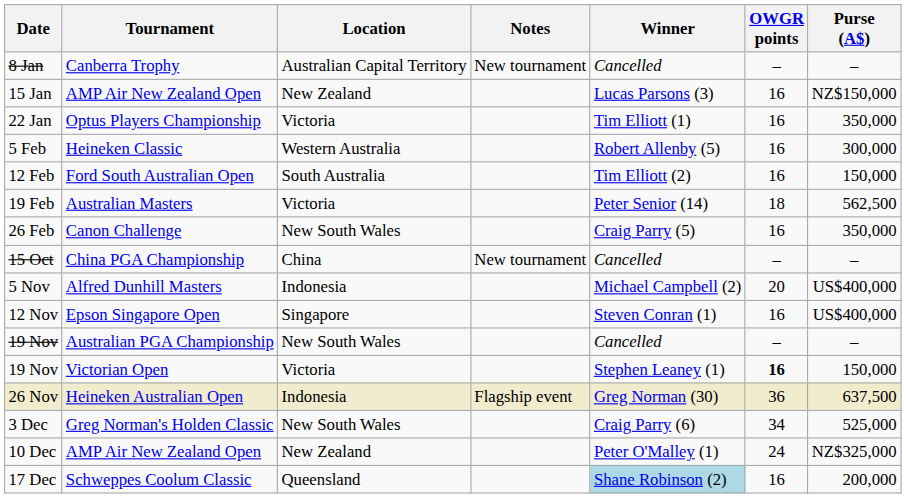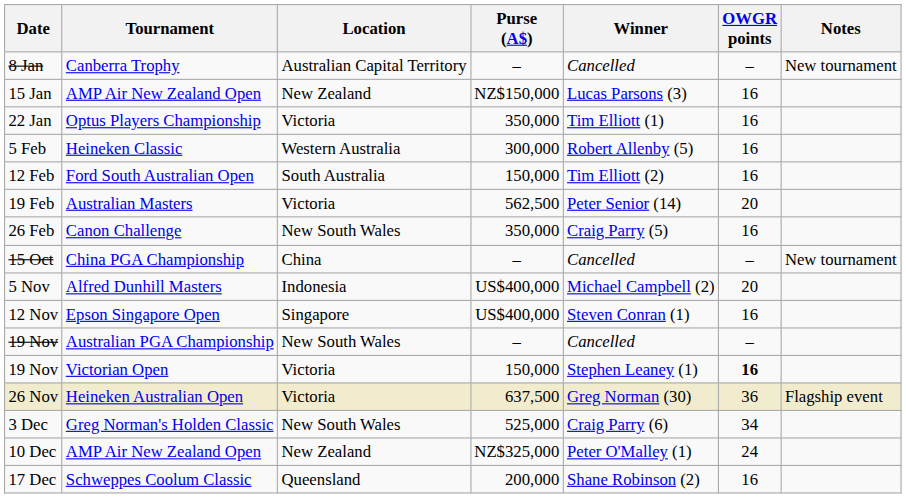columns swapped: (854, 28) <-> (530, 28)
(777, 203) 18 -> (750, 203) 20
(314, 396) Indonesia -> (308, 396) Victoria
(660, 479) lightblue background -> (633, 479) no background
